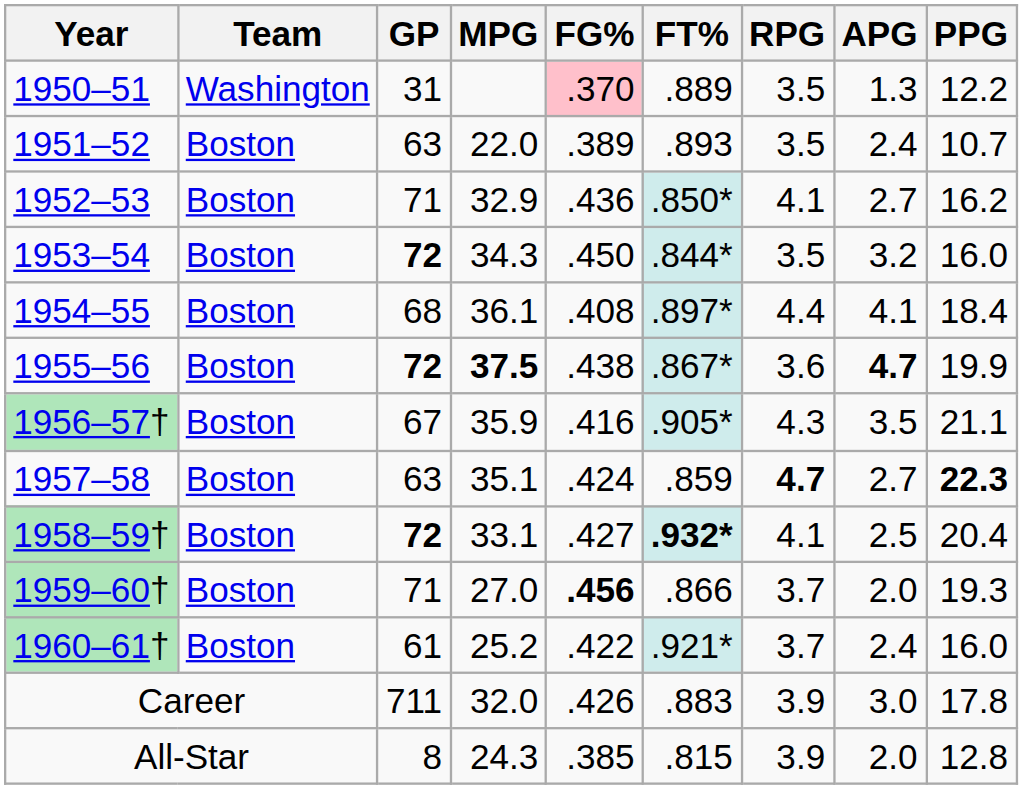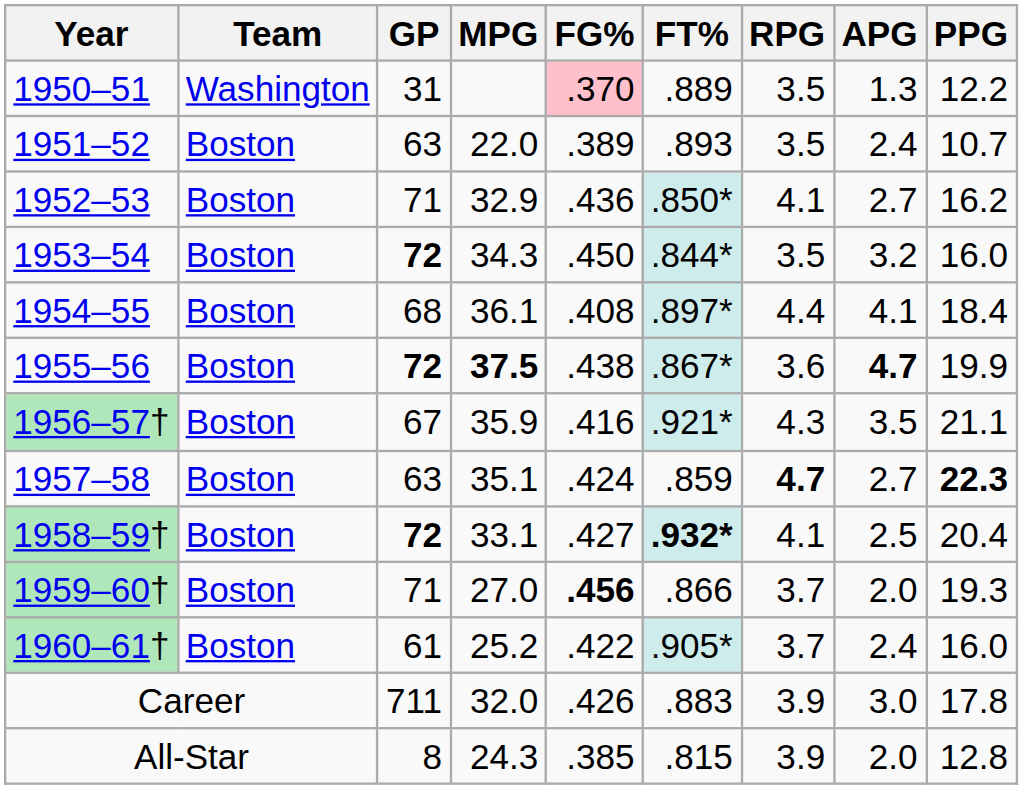(692, 422) .905* -> (692, 422) .921*
(692, 645) .921* -> (692, 645) .905*
